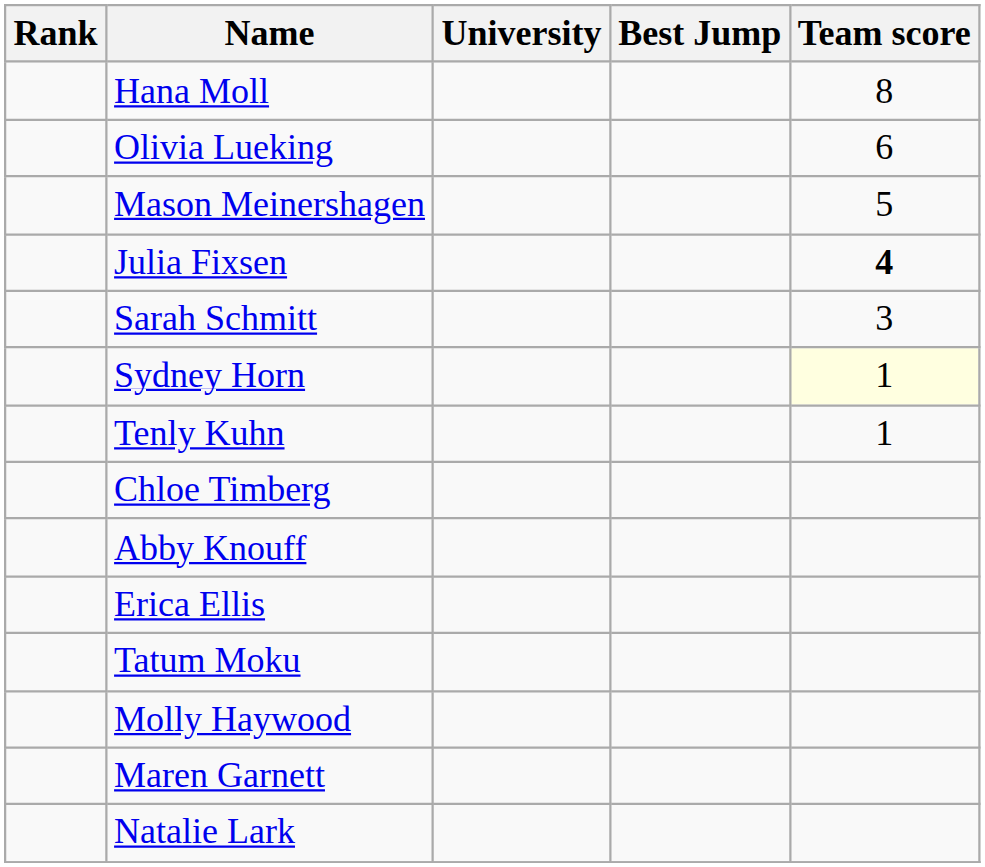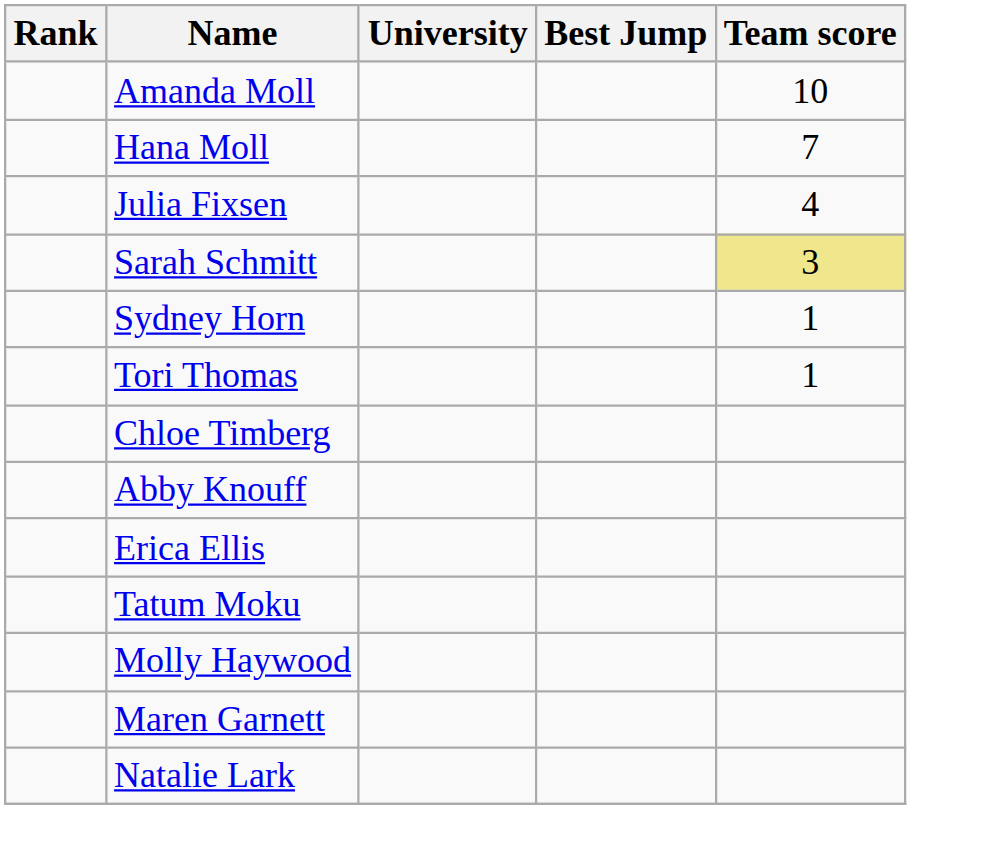+ row: (215, 90)
(884, 90) 8 -> (810, 147) 7
- row: (224, 147)
- row: (270, 204)
(884, 261) bold -> (810, 204) normal
(884, 318) no background -> (810, 261) khaki background
(884, 375) lightyellow background -> (810, 318) no background
+ row: (206, 375)
- row: (199, 432)
